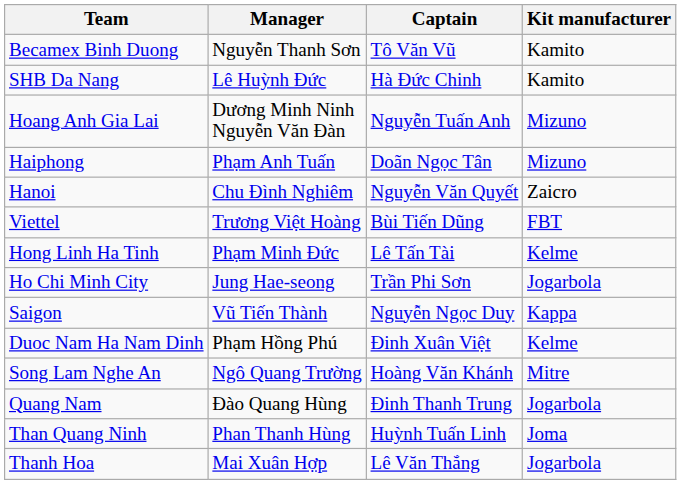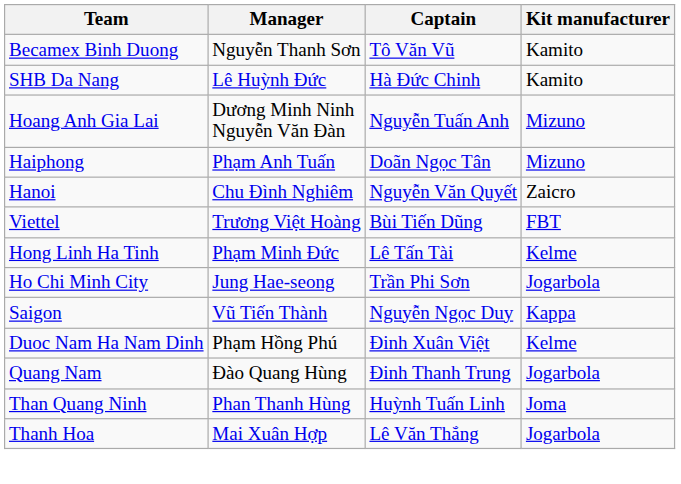- row: (85, 373)
